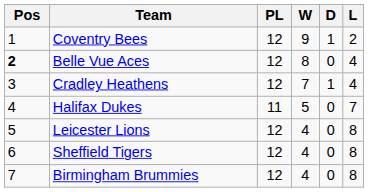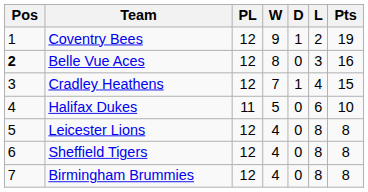+ column: (346, 15)
(353, 61) 4 -> (318, 61) 3
(353, 107) 7 -> (318, 107) 6
